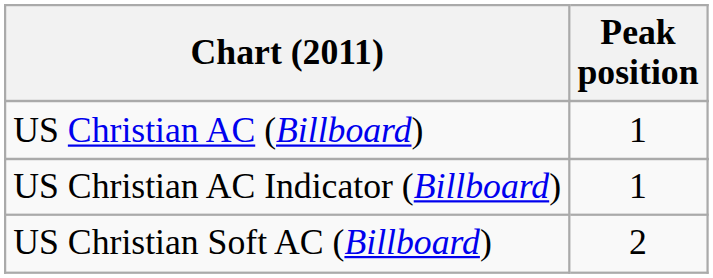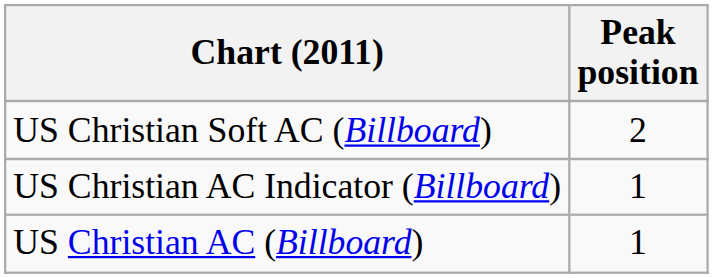rows swapped: (218, 129) <-> (253, 242)
